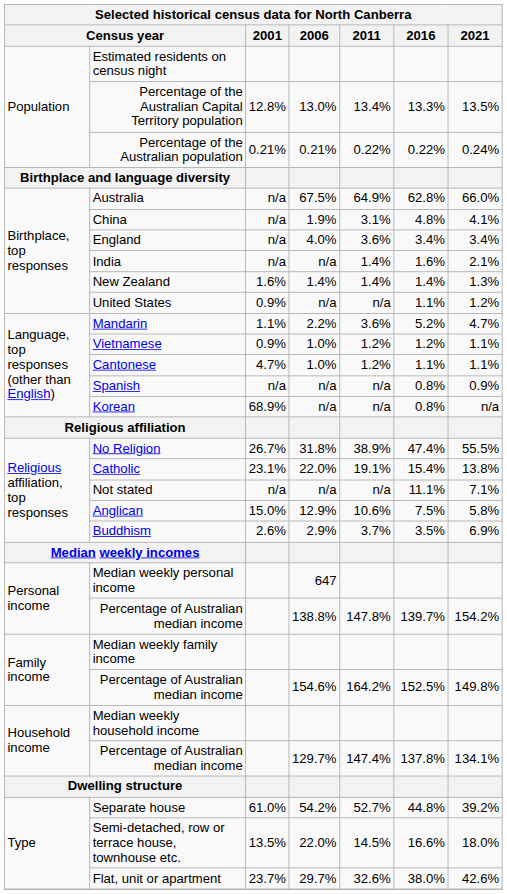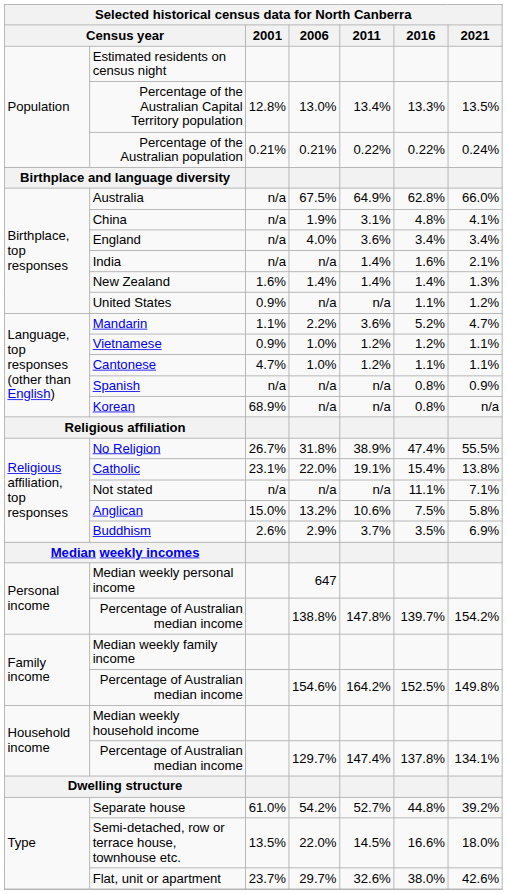(316, 510) 12.9% -> (316, 510) 13.2%
